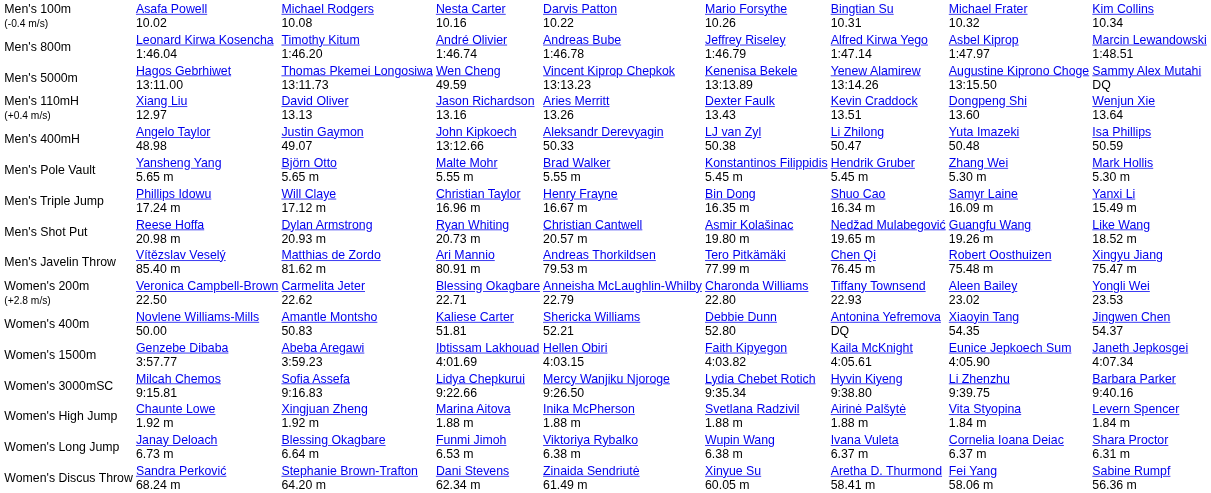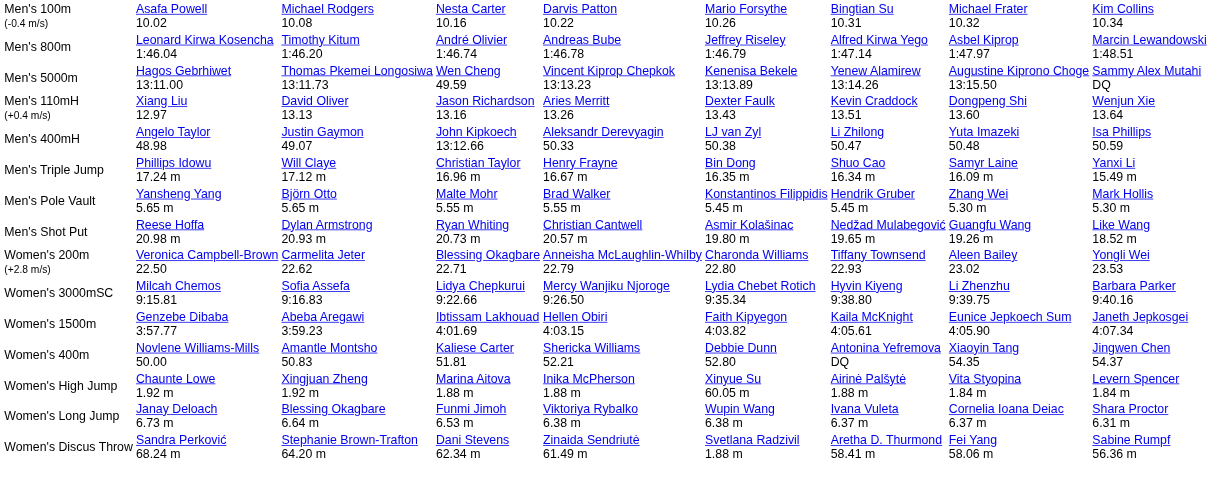rows swapped: (50, 170) <-> (54, 201)
- row: (60, 262)
rows swapped: (47, 324) <-> (59, 385)
(752, 416) Svetlana Radzivil 1.88 m -> (733, 385) Xinyue Su 60.05 m
(733, 478) Xinyue Su 60.05 m -> (752, 447) Svetlana Radzivil 1.88 m
